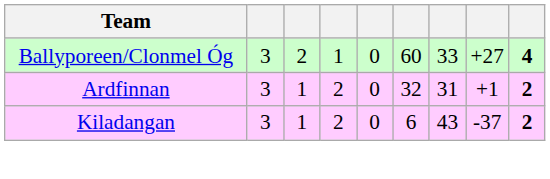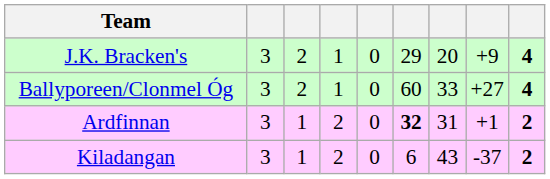+ row: (126, 55)
(411, 88) normal -> (411, 122) bold
